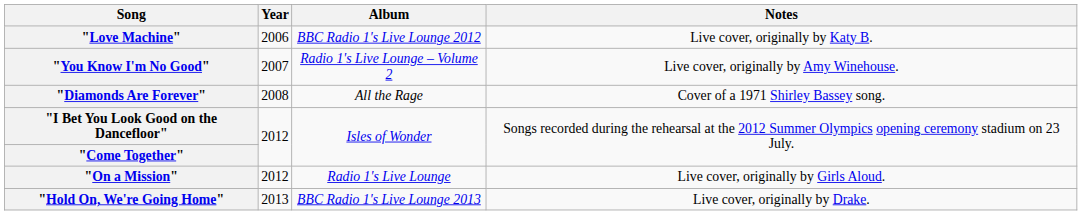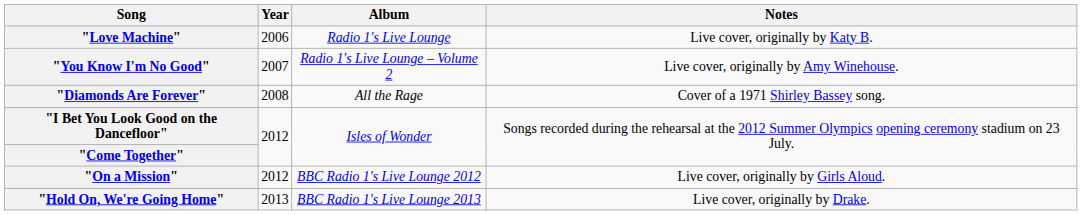(389, 37) BBC Radio 1's Live Lounge 2012 -> (389, 37) Radio 1's Live Lounge
(389, 177) Radio 1's Live Lounge -> (389, 177) BBC Radio 1's Live Lounge 2012
